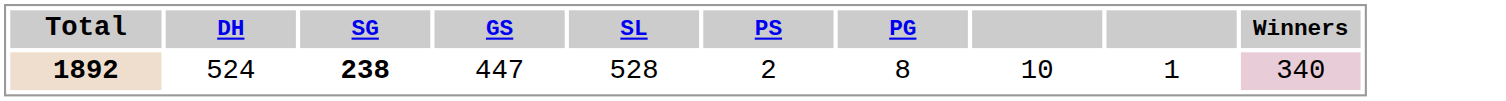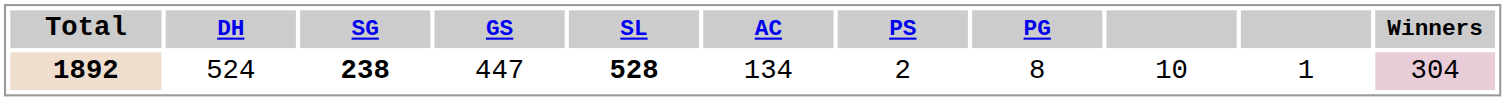+ column: (768, 29)
(634, 70) normal -> (634, 70) bold
(1301, 70) 340 -> (1435, 70) 304
